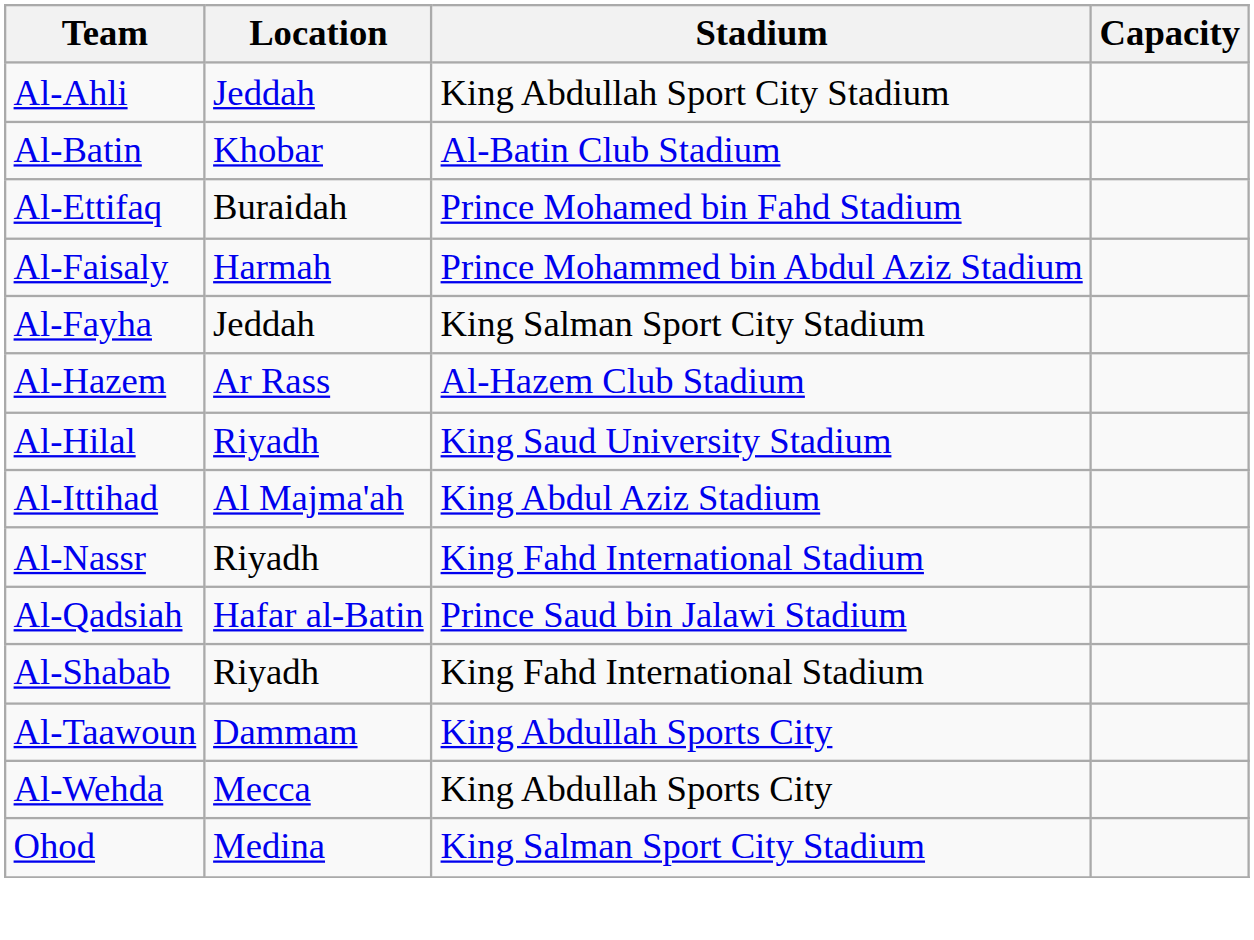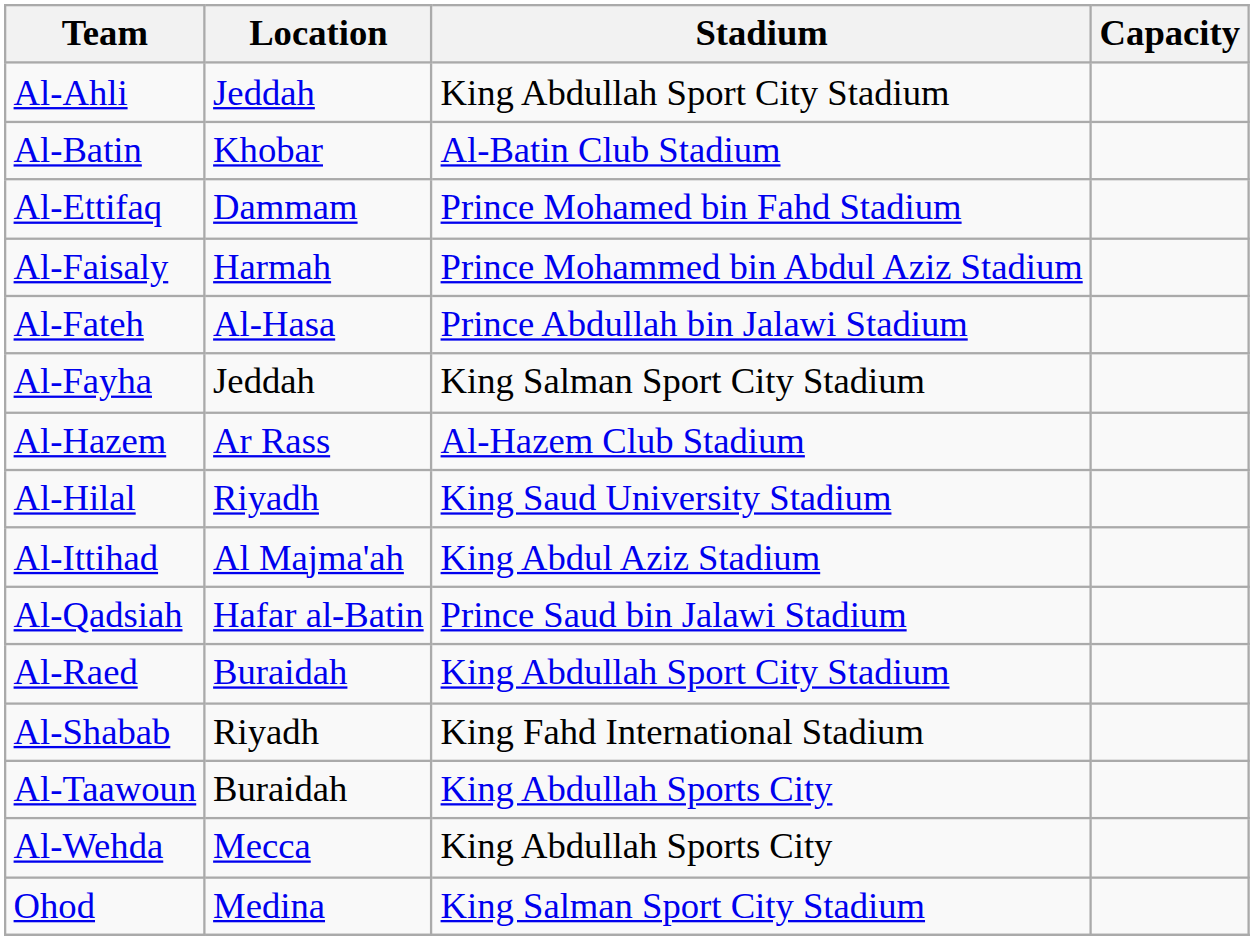(280, 207) Buraidah -> (285, 207) Dammam
+ row: (79, 324)
- row: (80, 556)
+ row: (76, 672)
(285, 730) Dammam -> (280, 788) Buraidah
